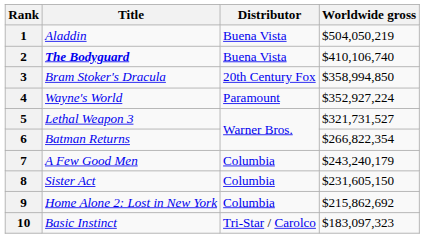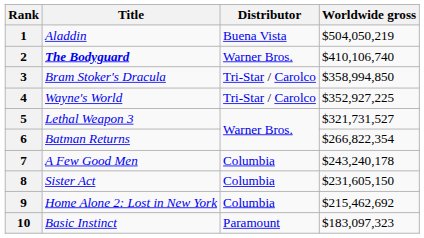(255, 56) Buena Vista -> (258, 56) Warner Bros.
(269, 77) 20th Century Fox -> (270, 77) Tri-Star / Carolco
(252, 98) Paramount -> (270, 98) Tri-Star / Carolco
(358, 98) $352,927,224 -> (358, 98) $352,927,225
(358, 160) $243,240,179 -> (358, 160) $243,240,178
(358, 202) $215,862,692 -> (358, 202) $215,462,692
(270, 222) Tri-Star / Carolco -> (252, 222) Paramount
